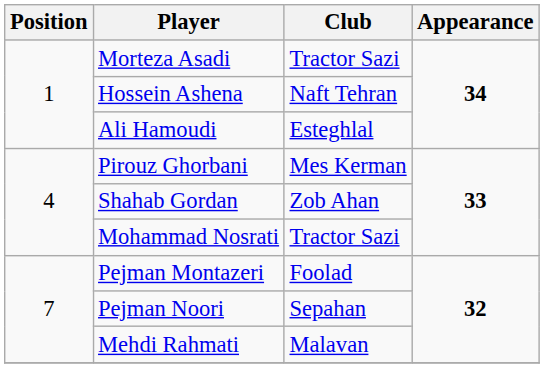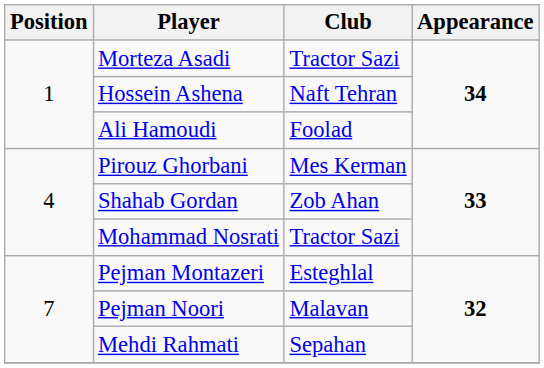(331, 129) Esteghlal -> (321, 129) Foolad
(321, 272) Foolad -> (331, 272) Esteghlal
(328, 308) Sepahan -> (329, 308) Malavan
(329, 344) Malavan -> (328, 344) Sepahan
